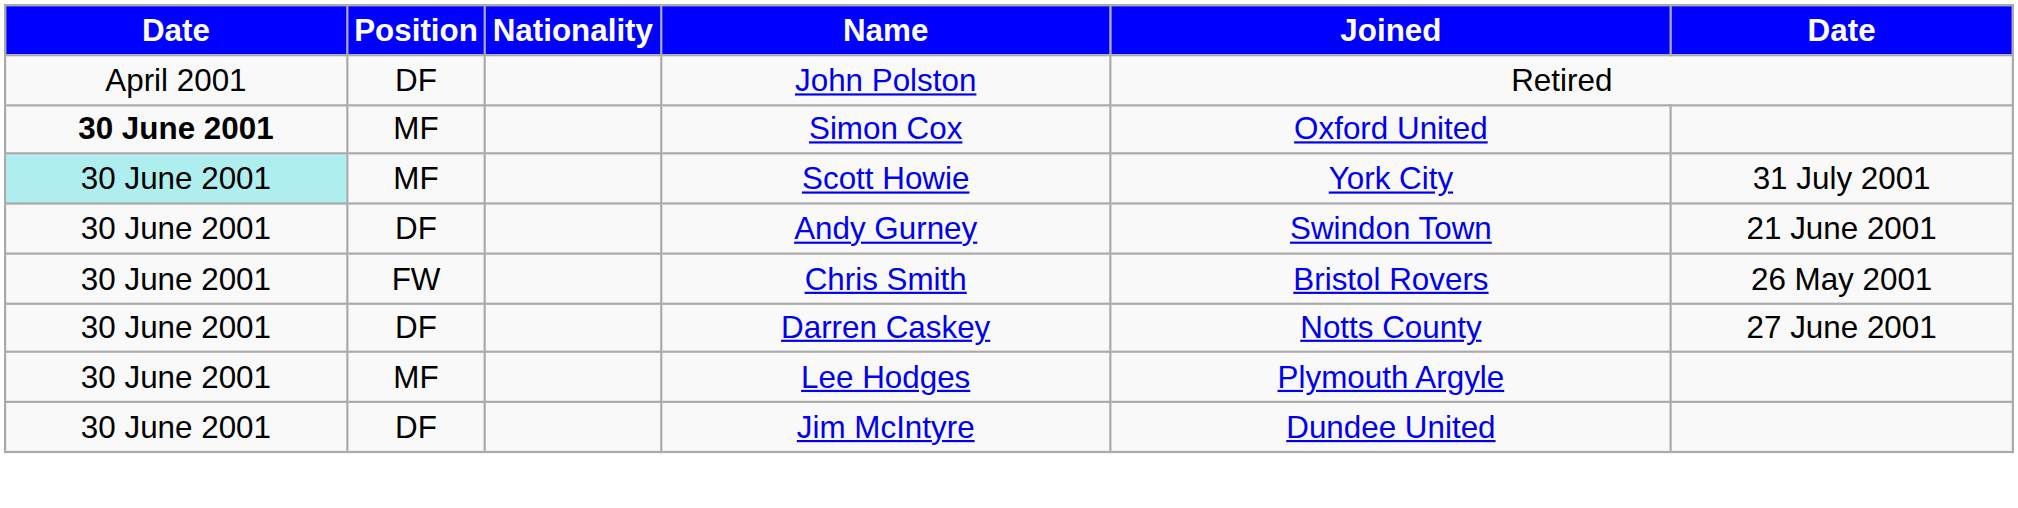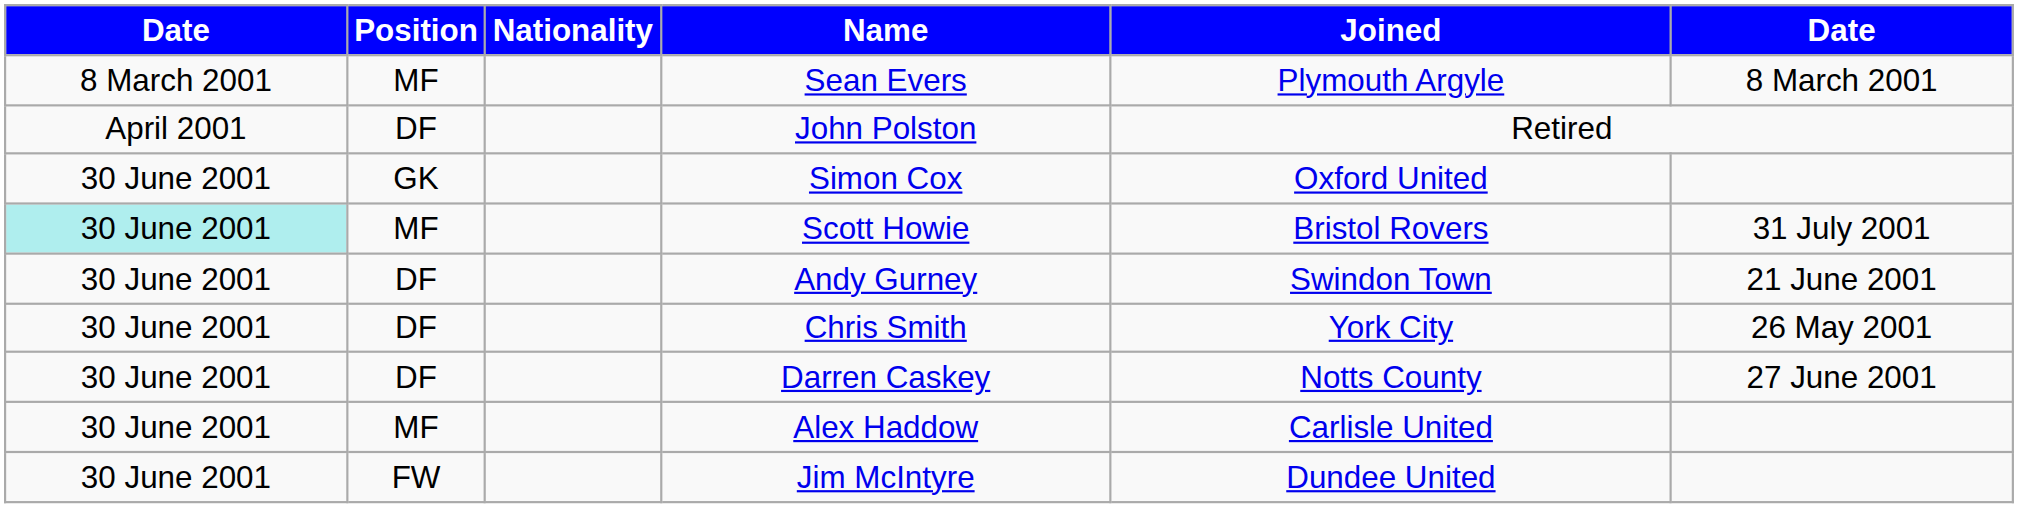+ row: (886, 80)
(176, 129) bold -> (176, 179) normal
(416, 129) MF -> (416, 179) GK
(1391, 179) York City -> (1391, 229) Bristol Rovers
(416, 278) FW -> (416, 328) DF
(1391, 278) Bristol Rovers -> (1391, 328) York City
+ row: (886, 427)
- row: (886, 377)
(416, 427) DF -> (416, 477) FW
